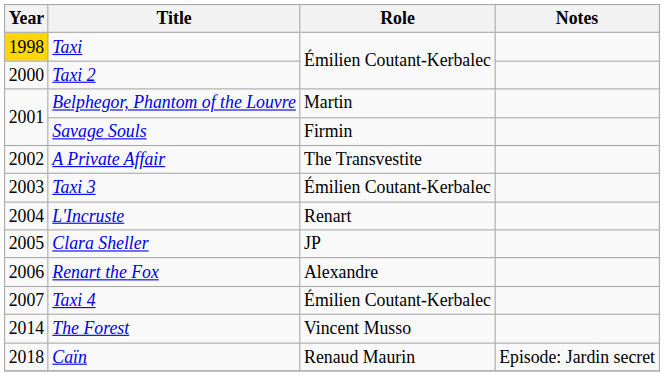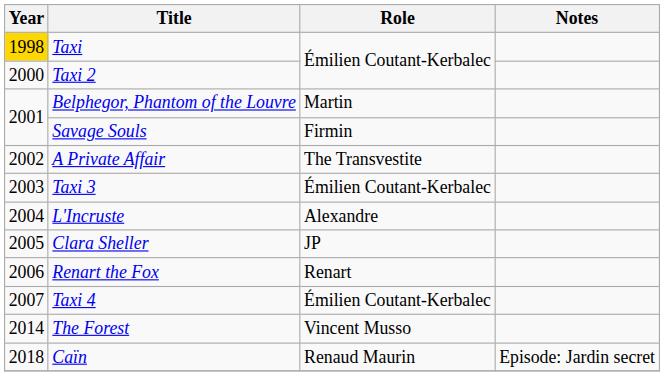(328, 215) Renart -> (341, 215) Alexandre
(341, 272) Alexandre -> (328, 272) Renart
